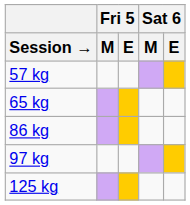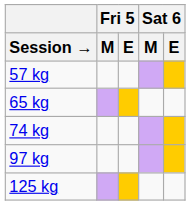+ row: (29, 130)
- row: (29, 130)
